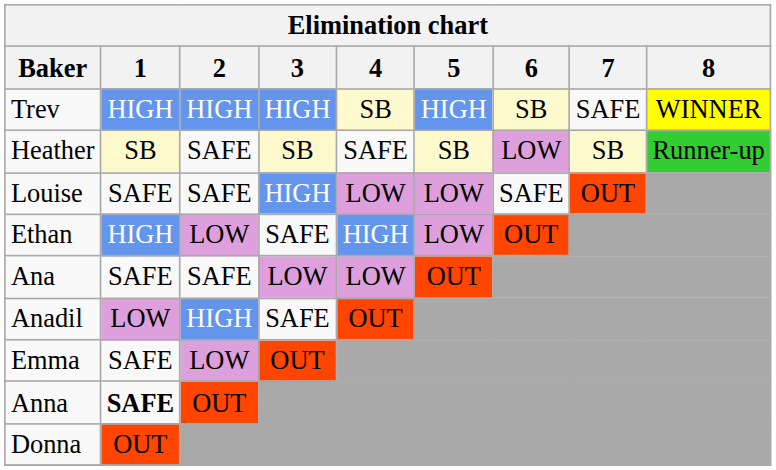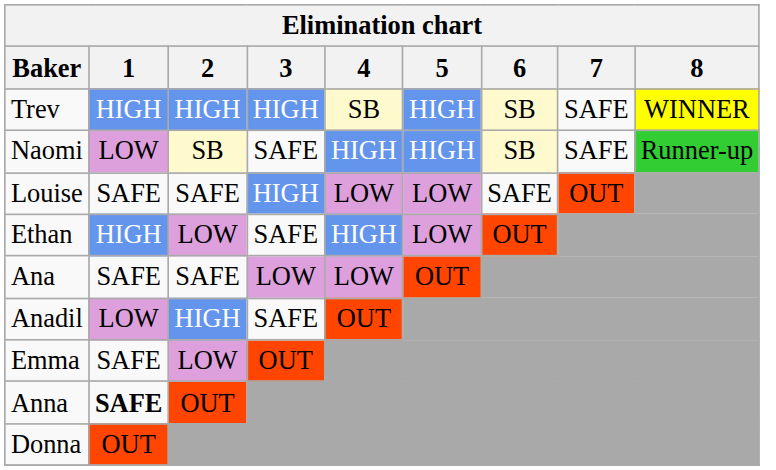- row: (53, 151)
+ row: (47, 151)
